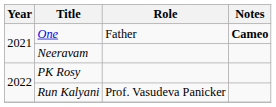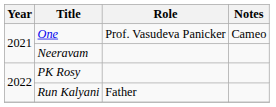(121, 33) Father -> (165, 33) Prof. Vasudeva Panicker
(250, 33) bold -> (249, 33) normal
(165, 92) Prof. Vasudeva Panicker -> (121, 92) Father
